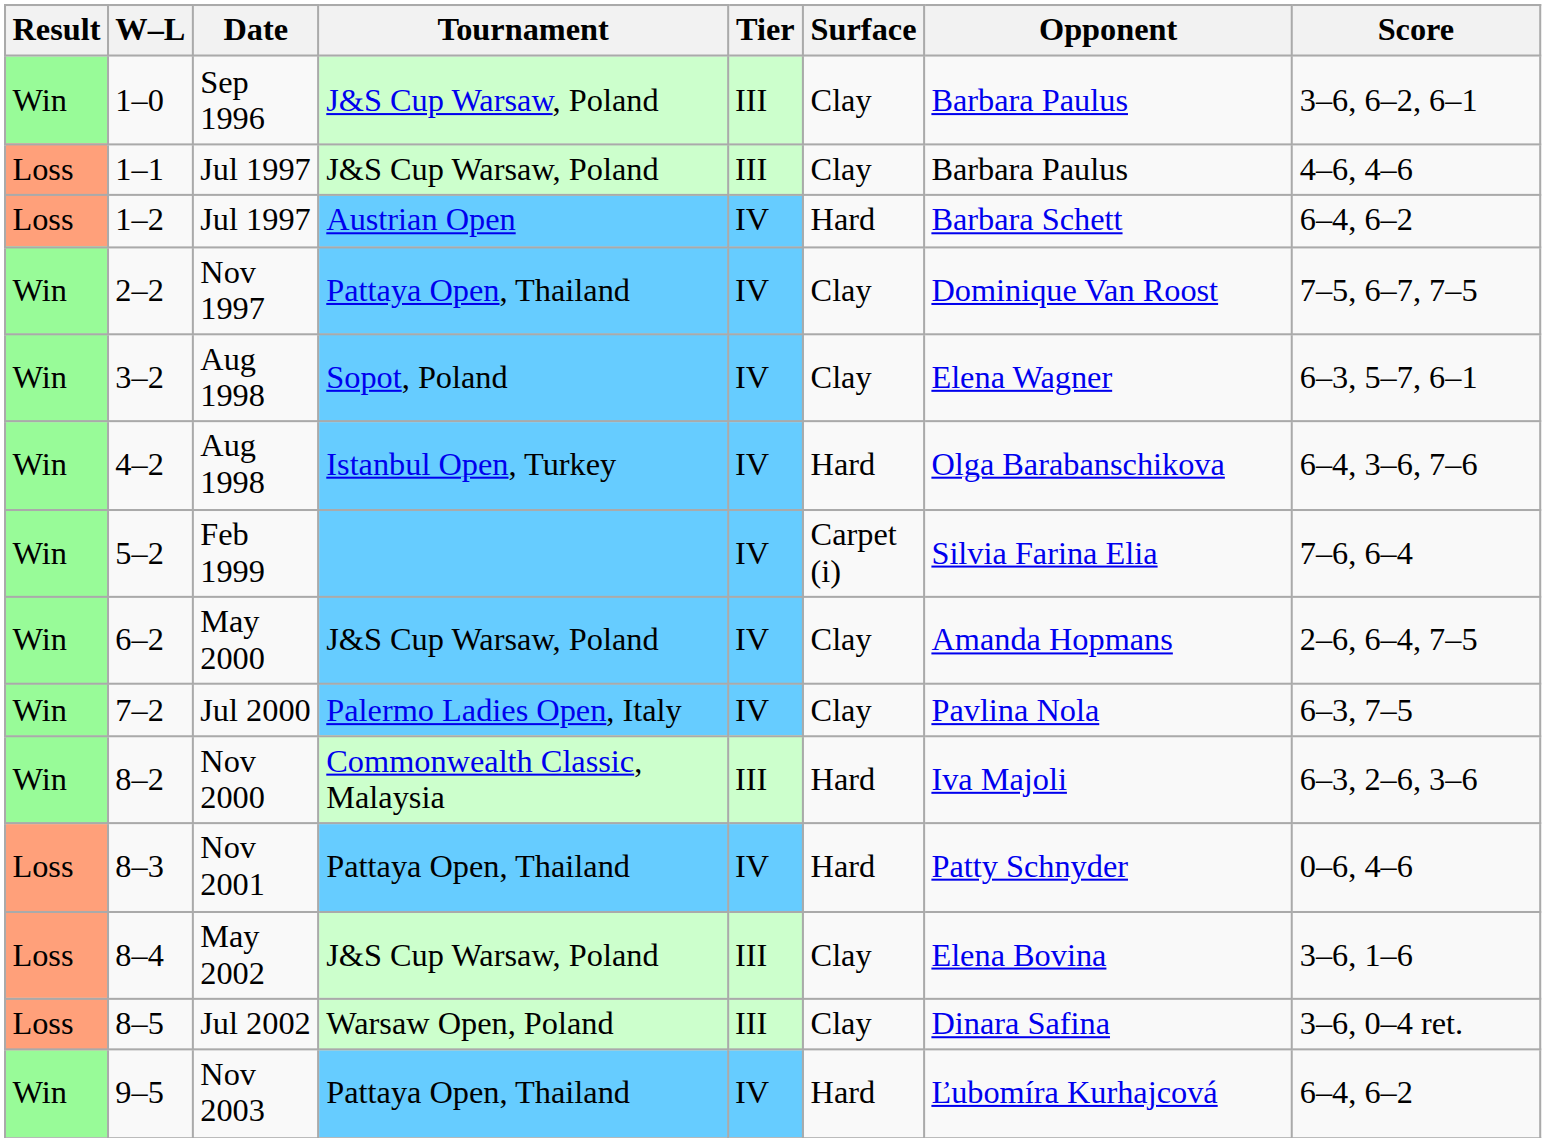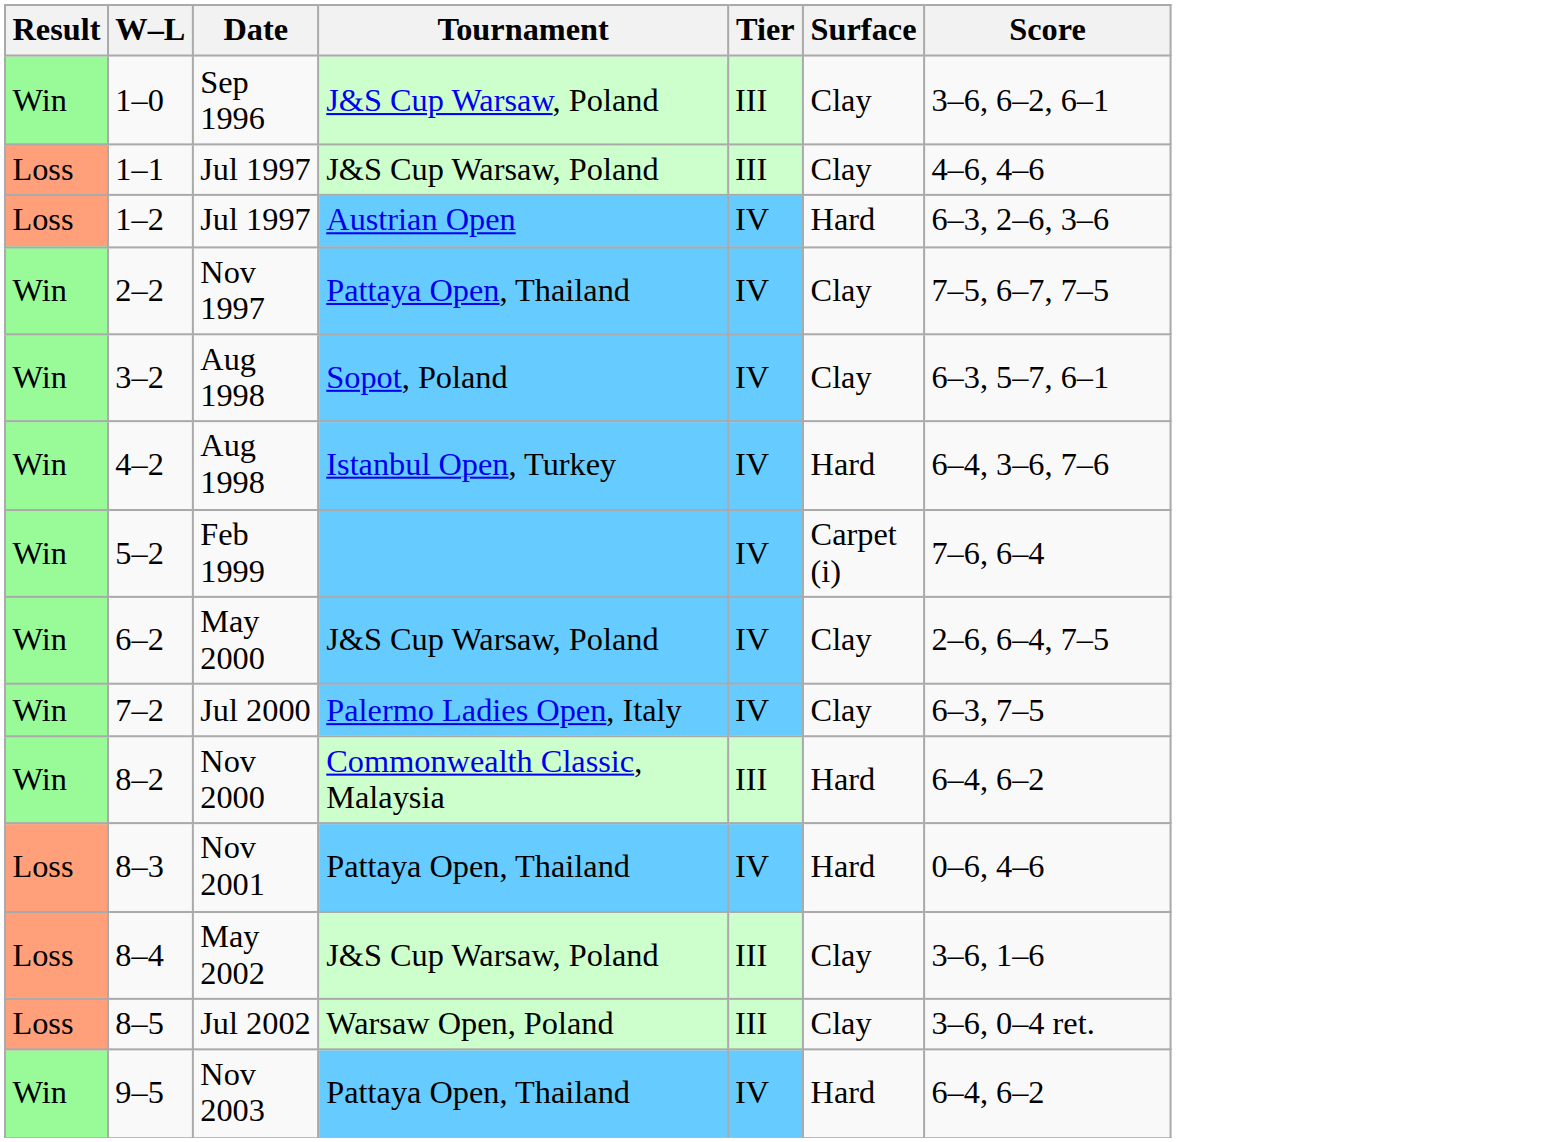- column: (1108, 30)
(1356, 220) 6–4, 6–2 -> (1020, 220) 6–3, 2–6, 3–6
(1389, 779) 6–3, 2–6, 3–6 -> (988, 779) 6–4, 6–2
